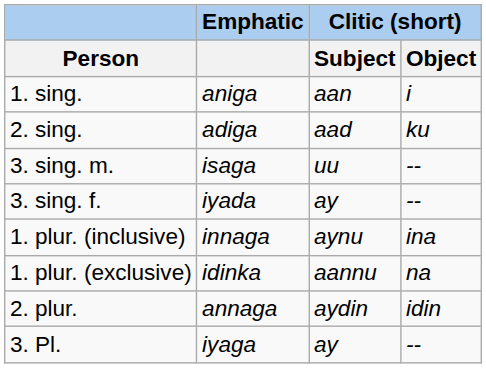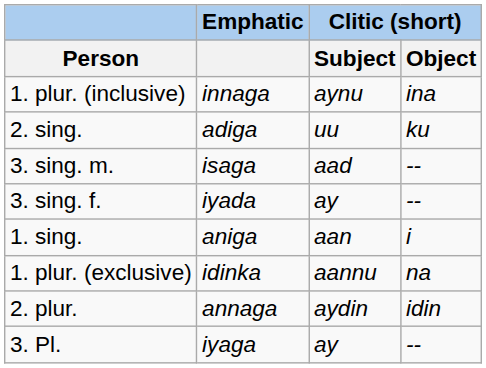rows swapped: (46, 93) <-> (98, 237)
(333, 129) aad -> (327, 129) uu
(327, 165) uu -> (333, 165) aad
